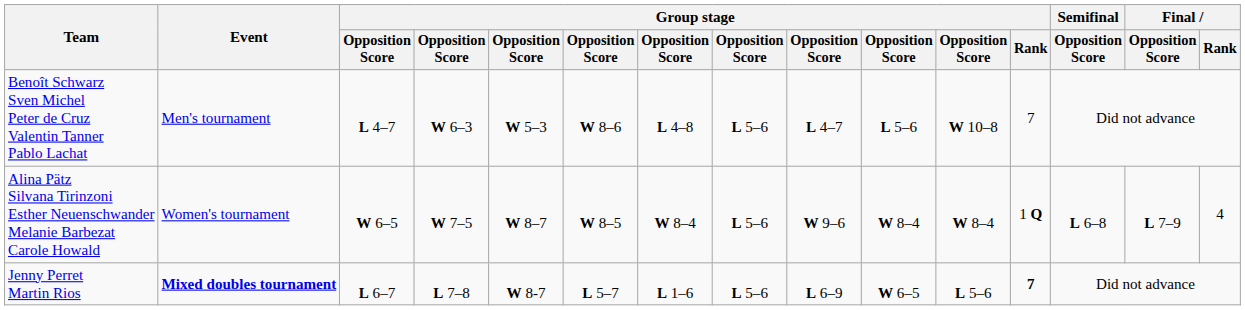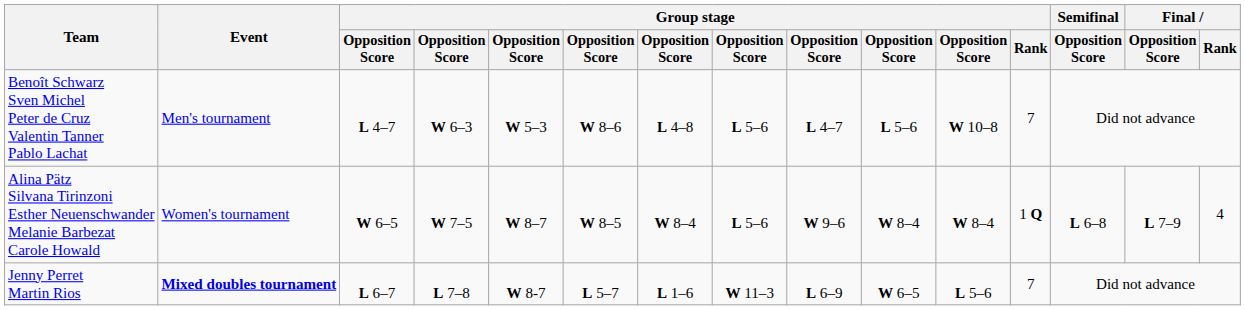(750, 293) L 5–6 -> (750, 293) W 11–3
(1031, 284) bold -> (1031, 284) normal
